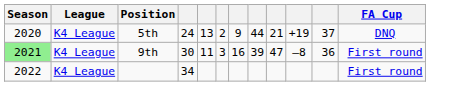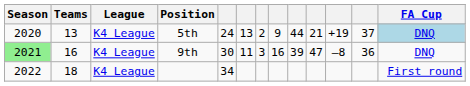+ column: (71, 14)
(382, 33) no background -> (421, 33) lightblue background
(382, 52) First round -> (421, 52) DNQ
